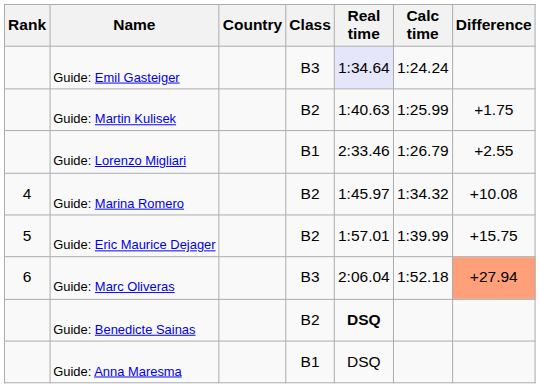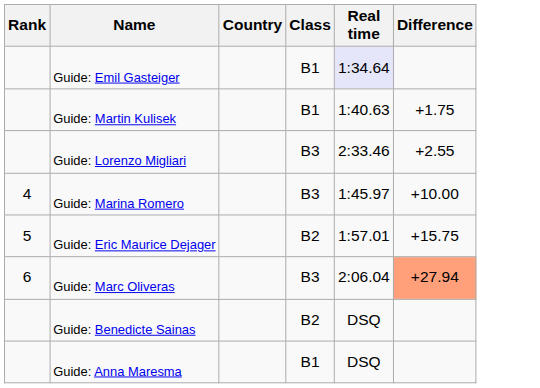- column: (423, 25)
(310, 67) B3 -> (310, 67) B1
(310, 109) B2 -> (310, 109) B1
(310, 151) B1 -> (310, 151) B3
(310, 193) B2 -> (310, 193) B3
(494, 193) +10.08 -> (435, 193) +10.00
(364, 320) bold -> (364, 320) normal
